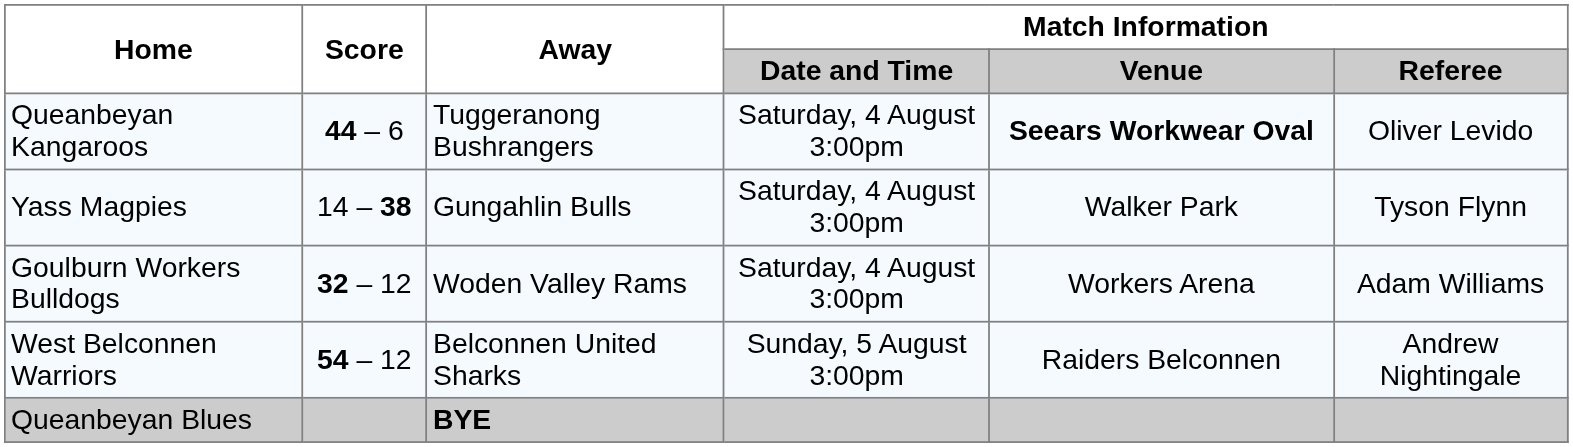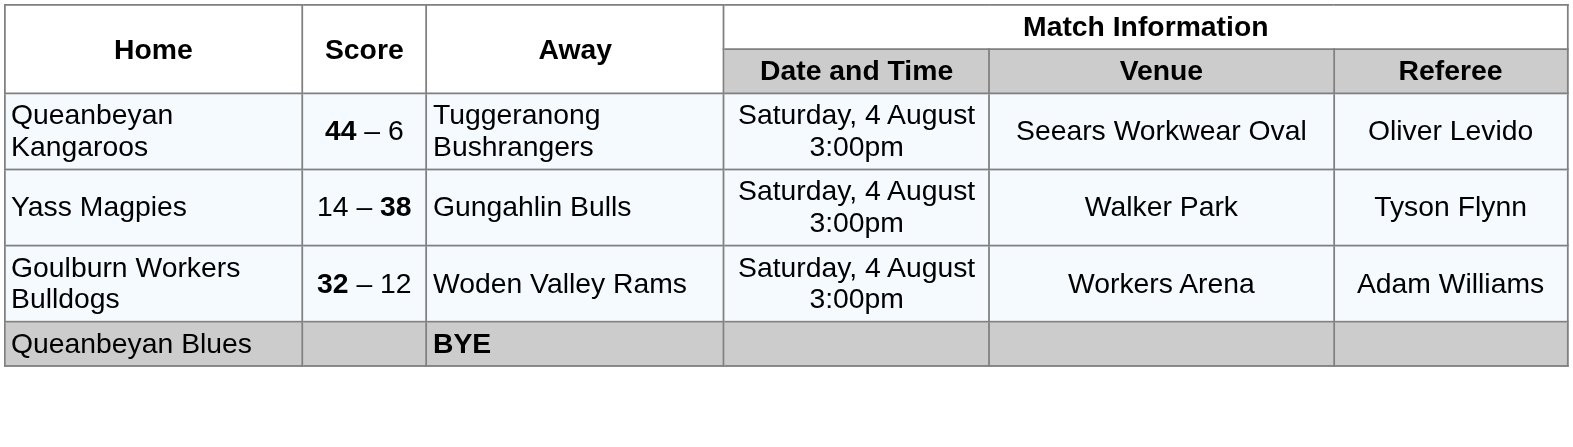(1161, 131) bold -> (1161, 131) normal
- row: (114, 359)
